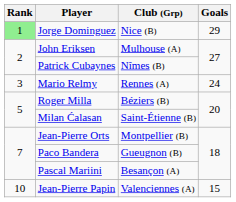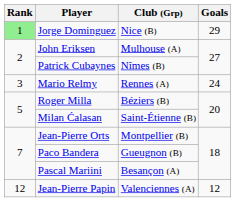(20, 188) 10 -> (20, 188) 12
(215, 188) 15 -> (215, 188) 12
